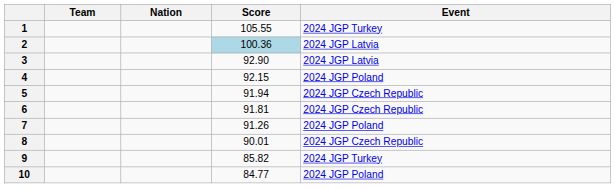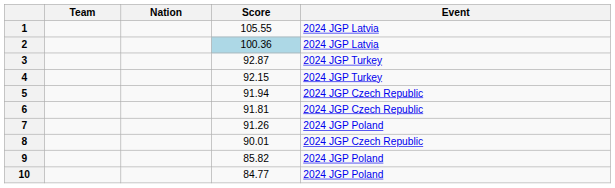(343, 28) 2024 JGP Turkey -> (341, 28) 2024 JGP Latvia
(256, 61) 92.90 -> (256, 61) 92.87
(341, 61) 2024 JGP Latvia -> (343, 61) 2024 JGP Turkey
(343, 77) 2024 JGP Poland -> (343, 77) 2024 JGP Turkey
(343, 158) 2024 JGP Turkey -> (343, 158) 2024 JGP Poland
